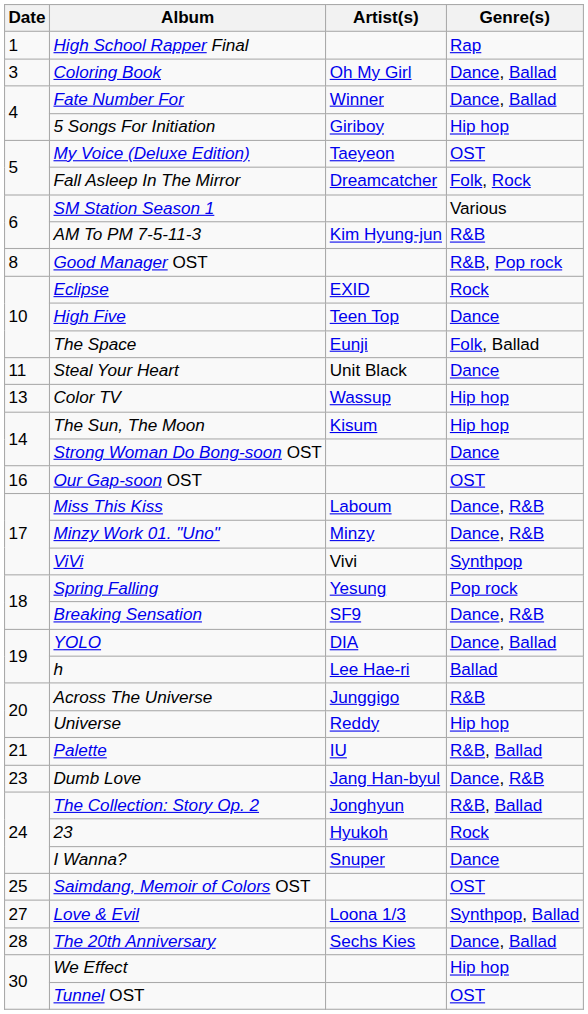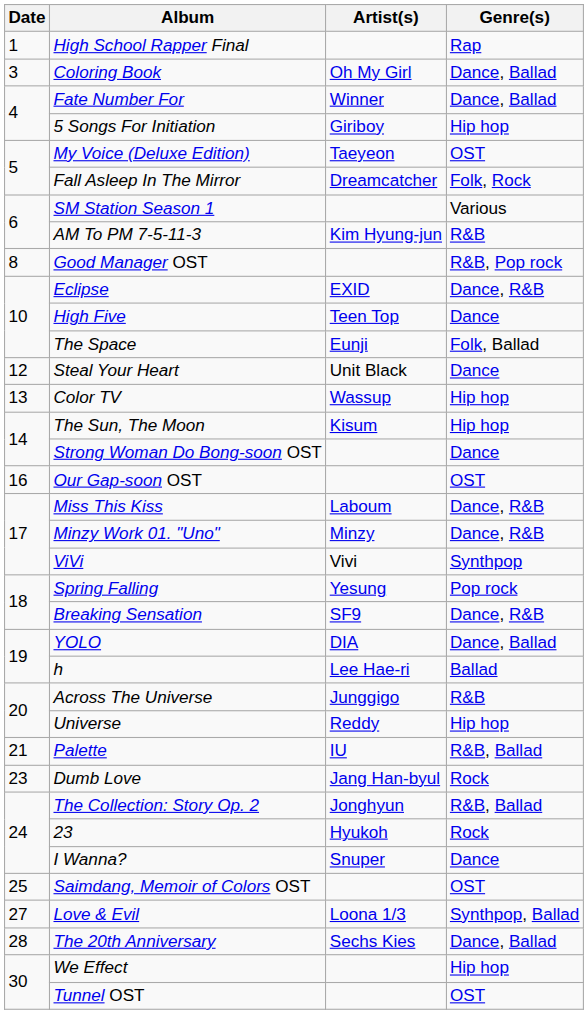(469, 289) Rock -> (497, 289) Dance, R&B
(17, 371) 11 -> (18, 371) 12
(497, 778) Dance, R&B -> (469, 778) Rock
